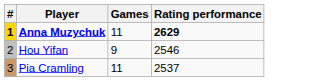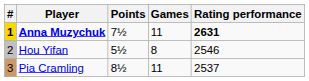+ column: (128, 14)
(167, 32) 2629 -> (207, 32) 2631
(114, 50) 9 -> (154, 50) 8
